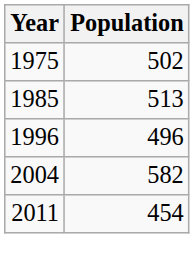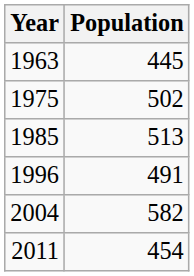+ row: (35, 61)
(165, 137) 496 -> (165, 175) 491
